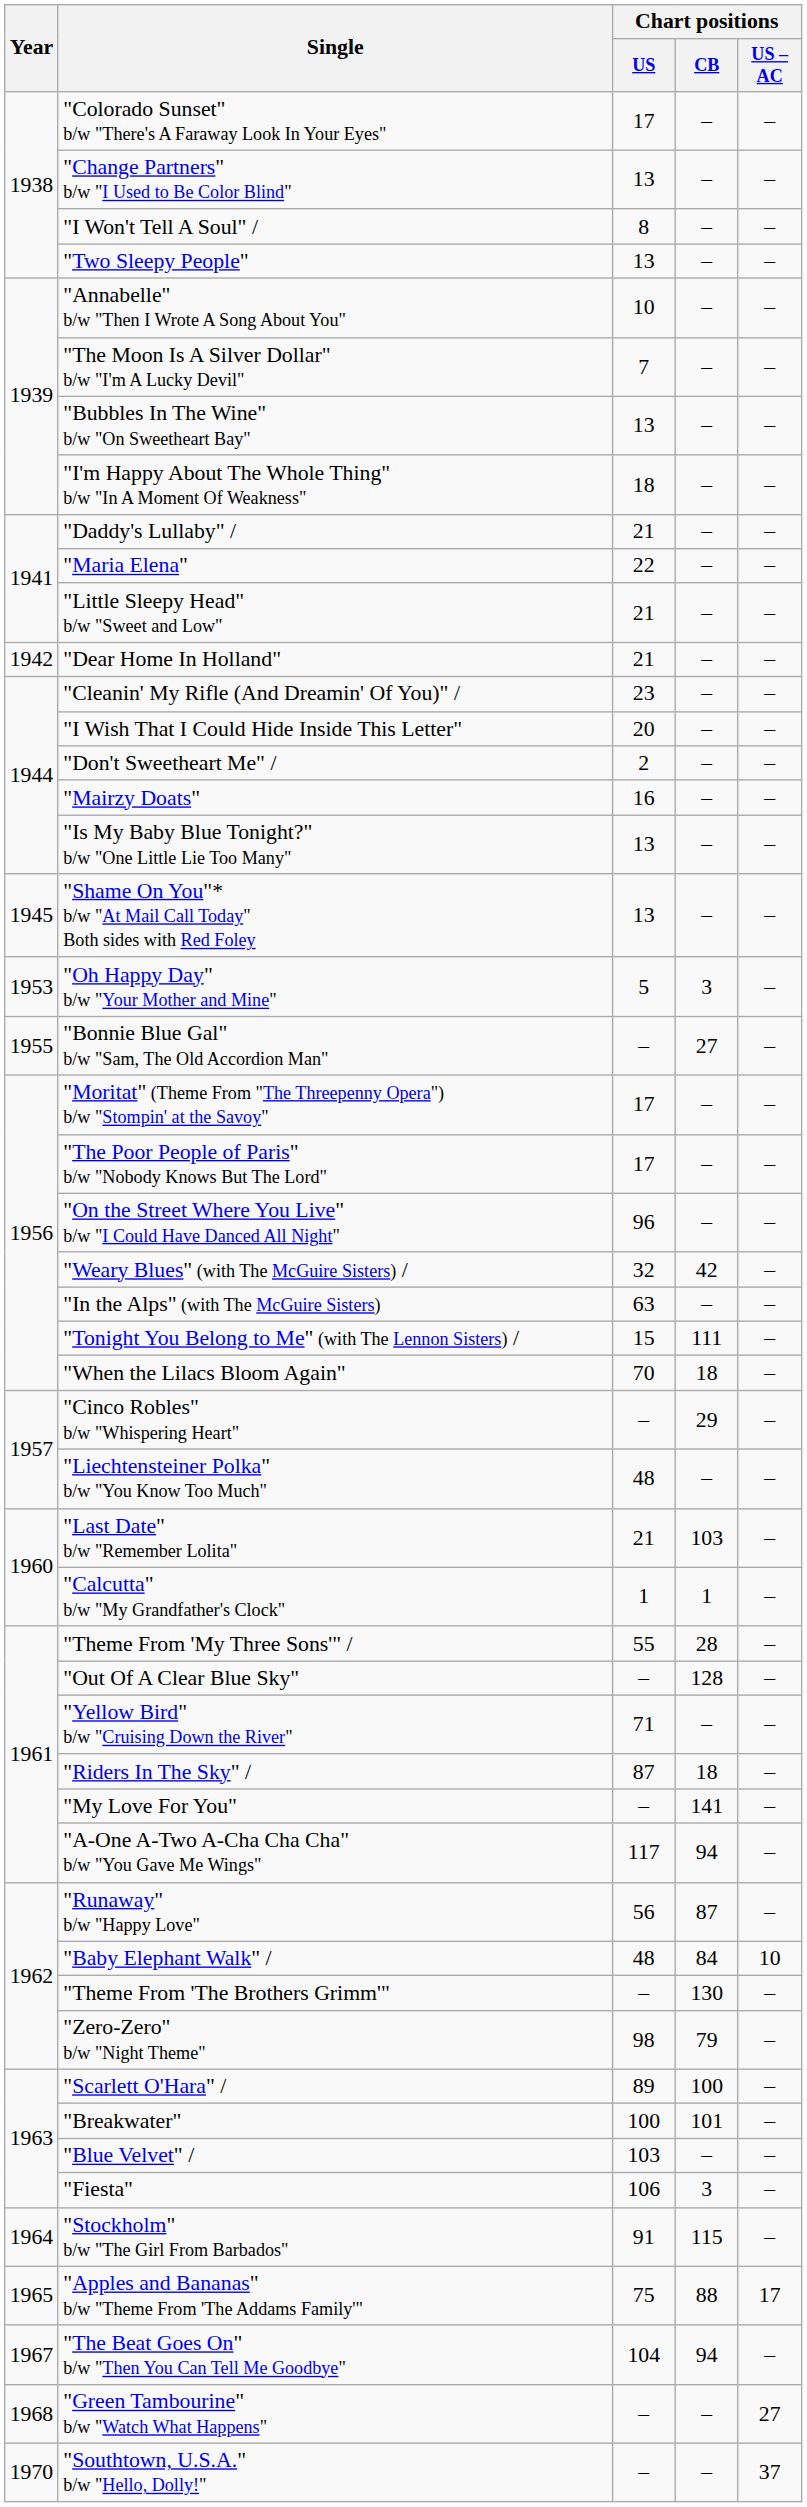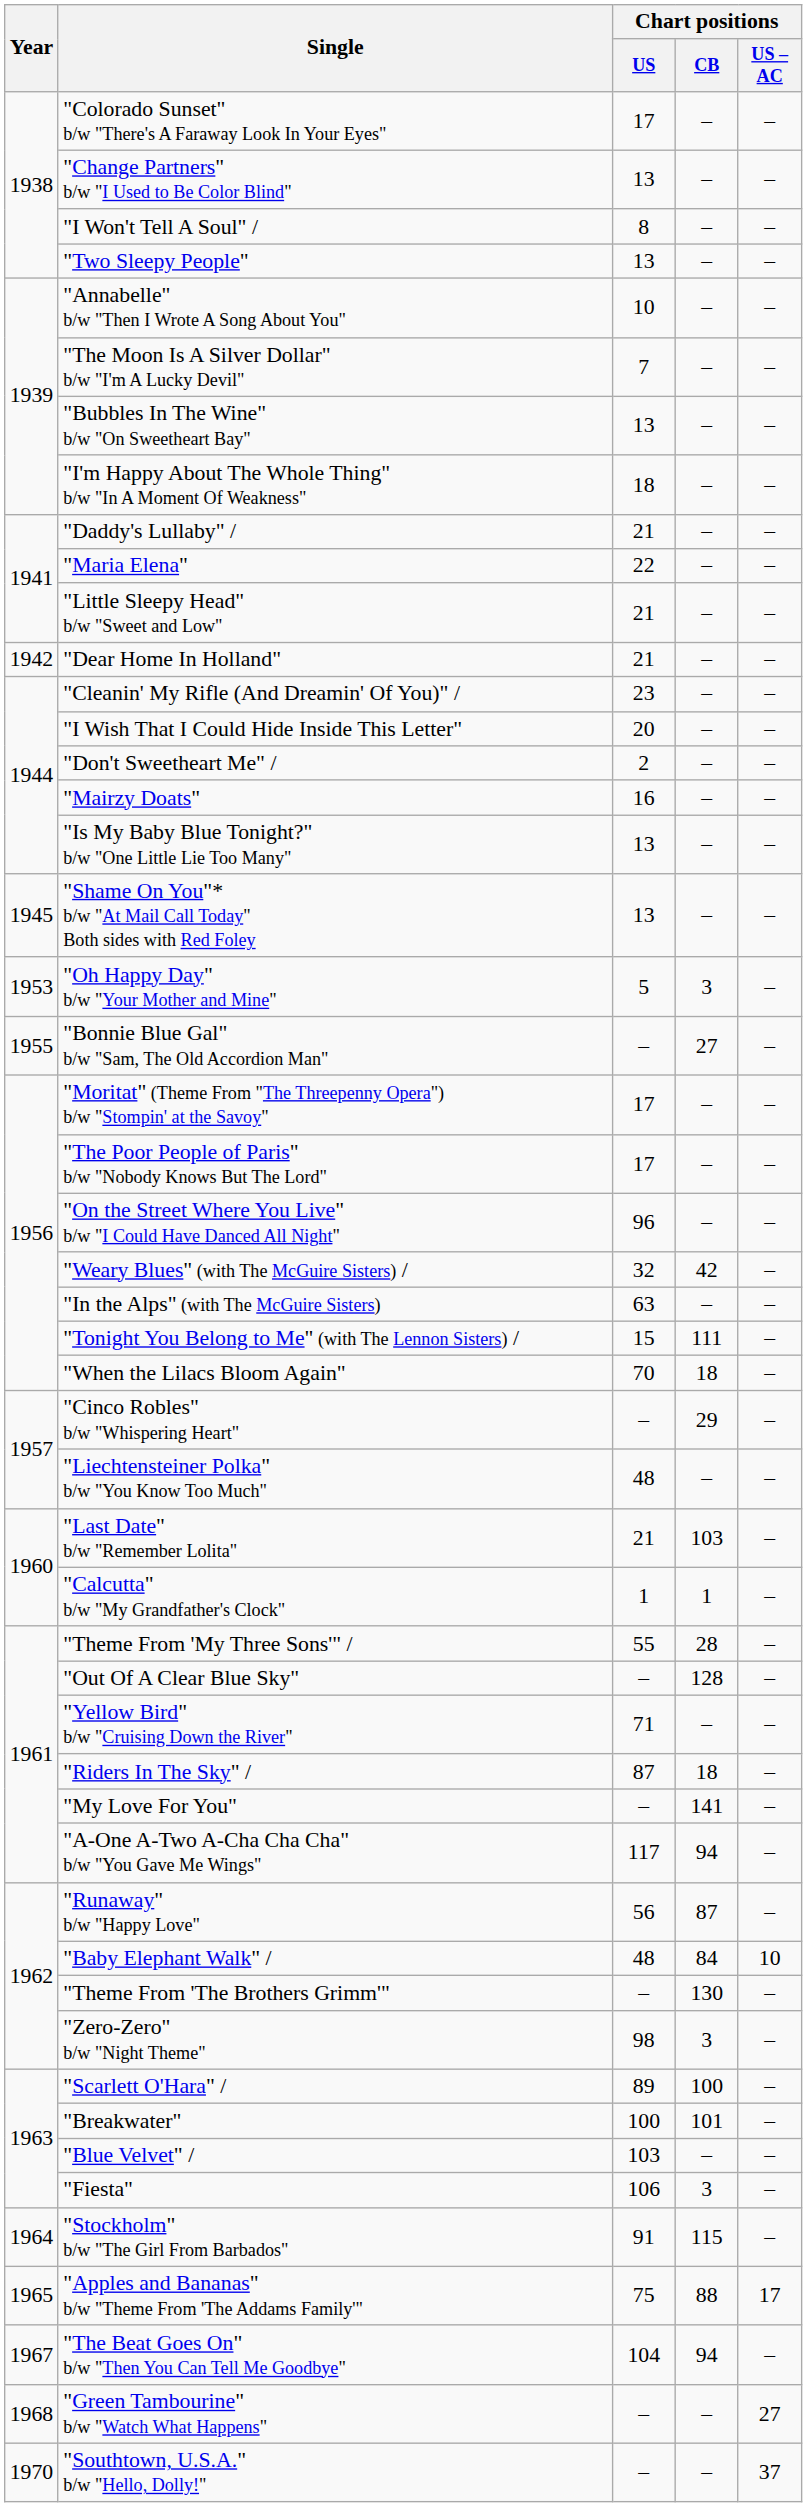(707, 2039) 79 -> (707, 2039) 3
